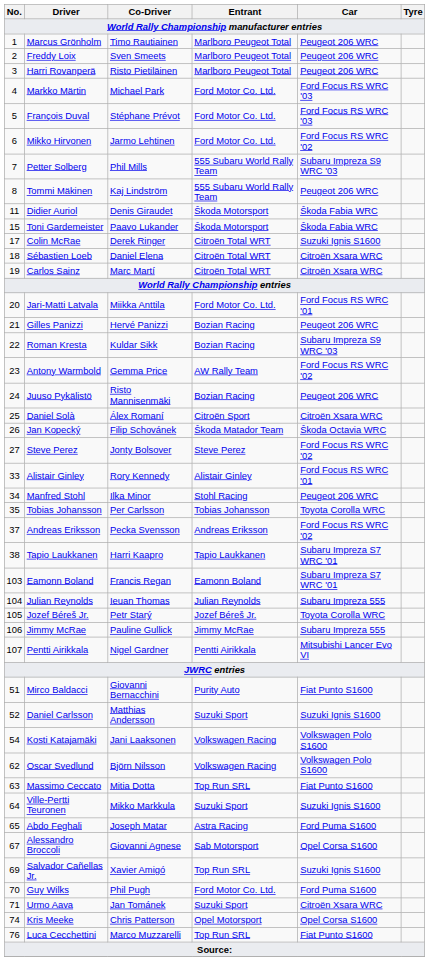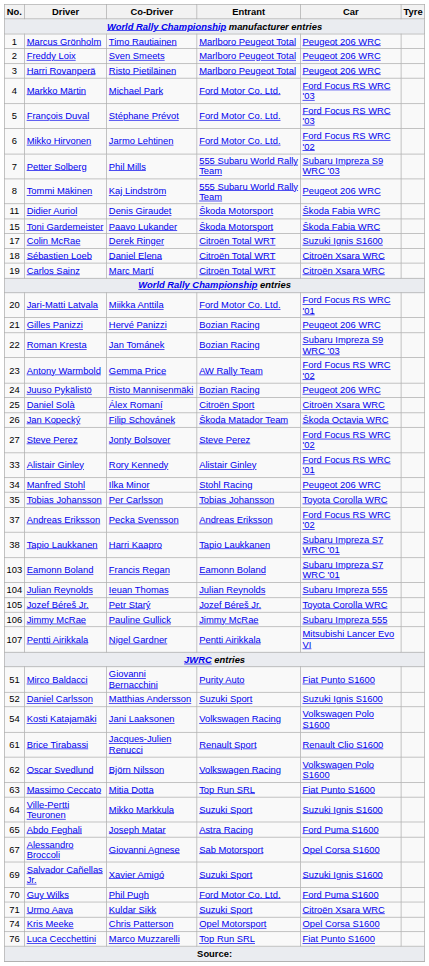(134, 345) Kuldar Sikk -> (137, 345) Jan Tománek
+ row: (57, 744)
(222, 870) Top Run SRL -> (226, 874) Suzuki Sport
(138, 905) Jan Tománek -> (133, 909) Kuldar Sikk
